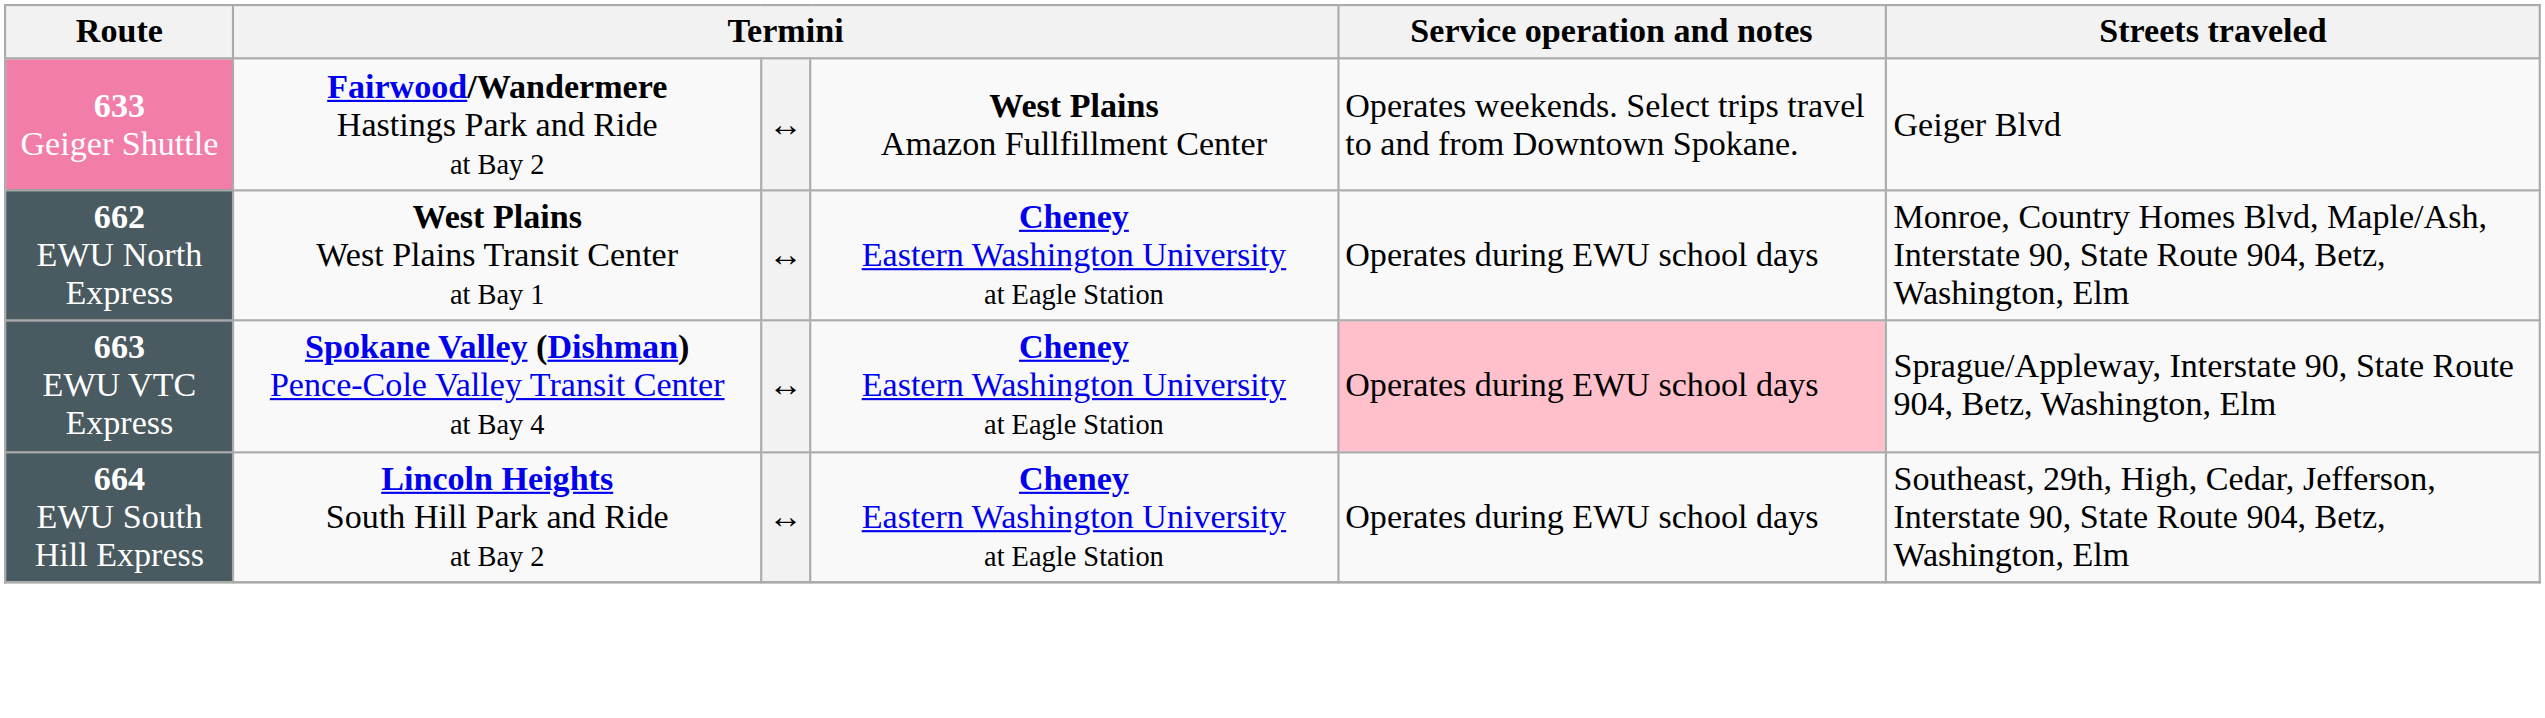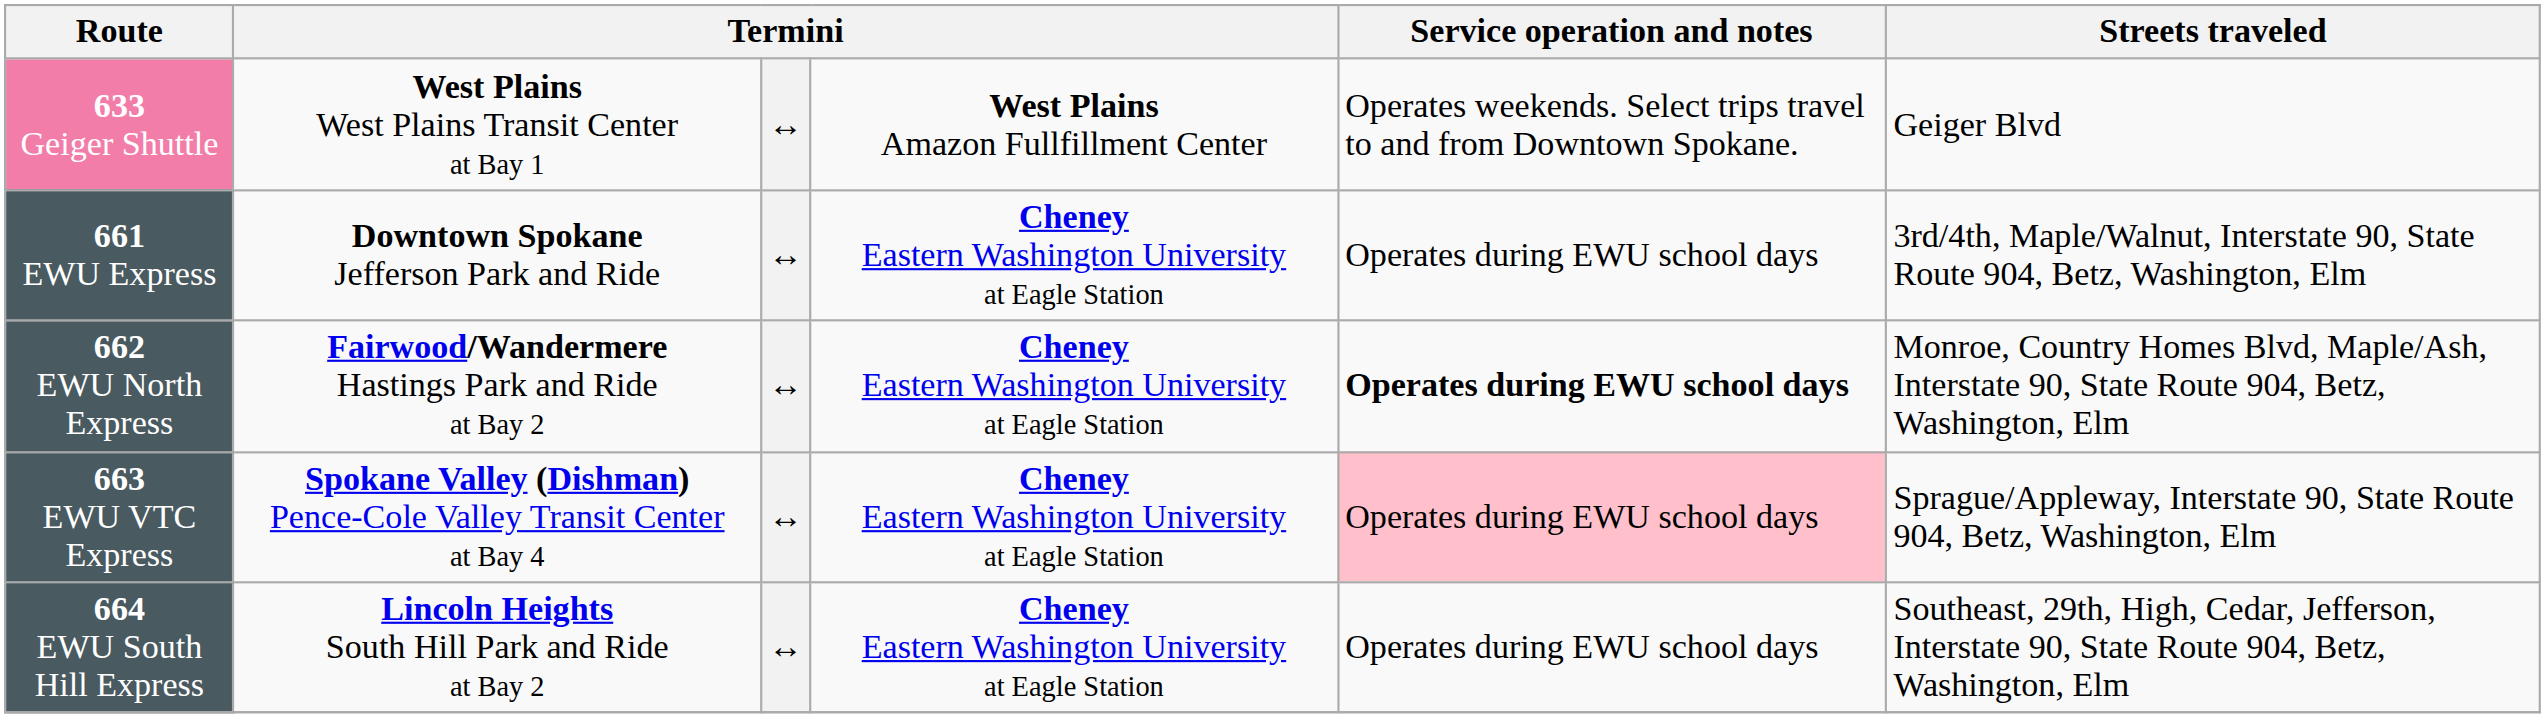(497, 123) Fairwood/Wandermere Hastings Park and Ride at Bay 2 -> (497, 123) West Plains West Plains Transit Center at Bay 1
+ row: (119, 255)
(497, 254) West Plains West Plains Transit Center at Bay 1 -> (497, 385) Fairwood/Wandermere Hastings Park and Ride at Bay 2
(1582, 254) normal -> (1597, 385) bold
